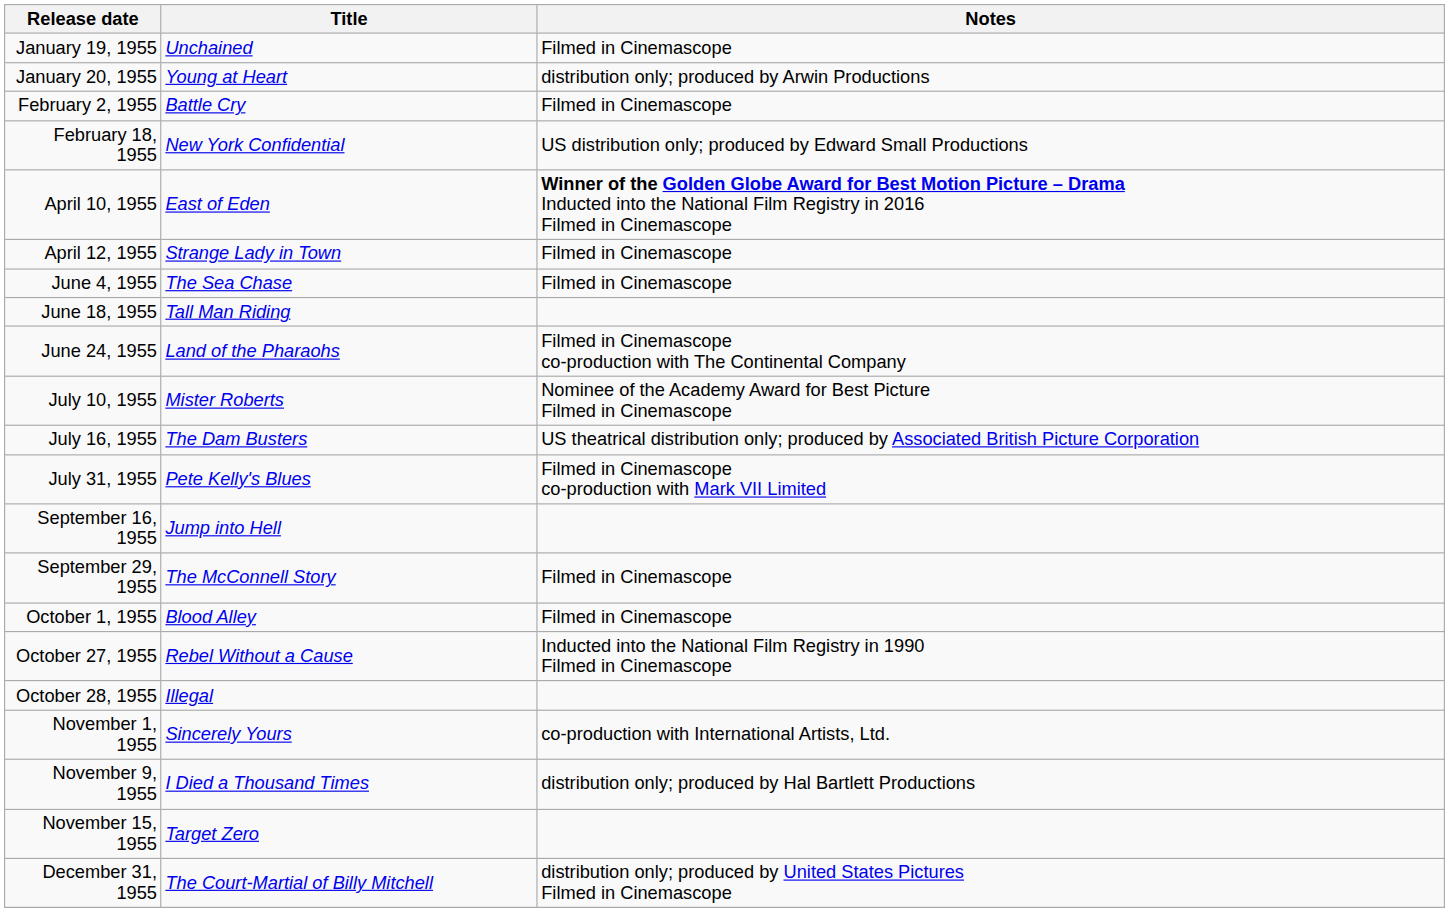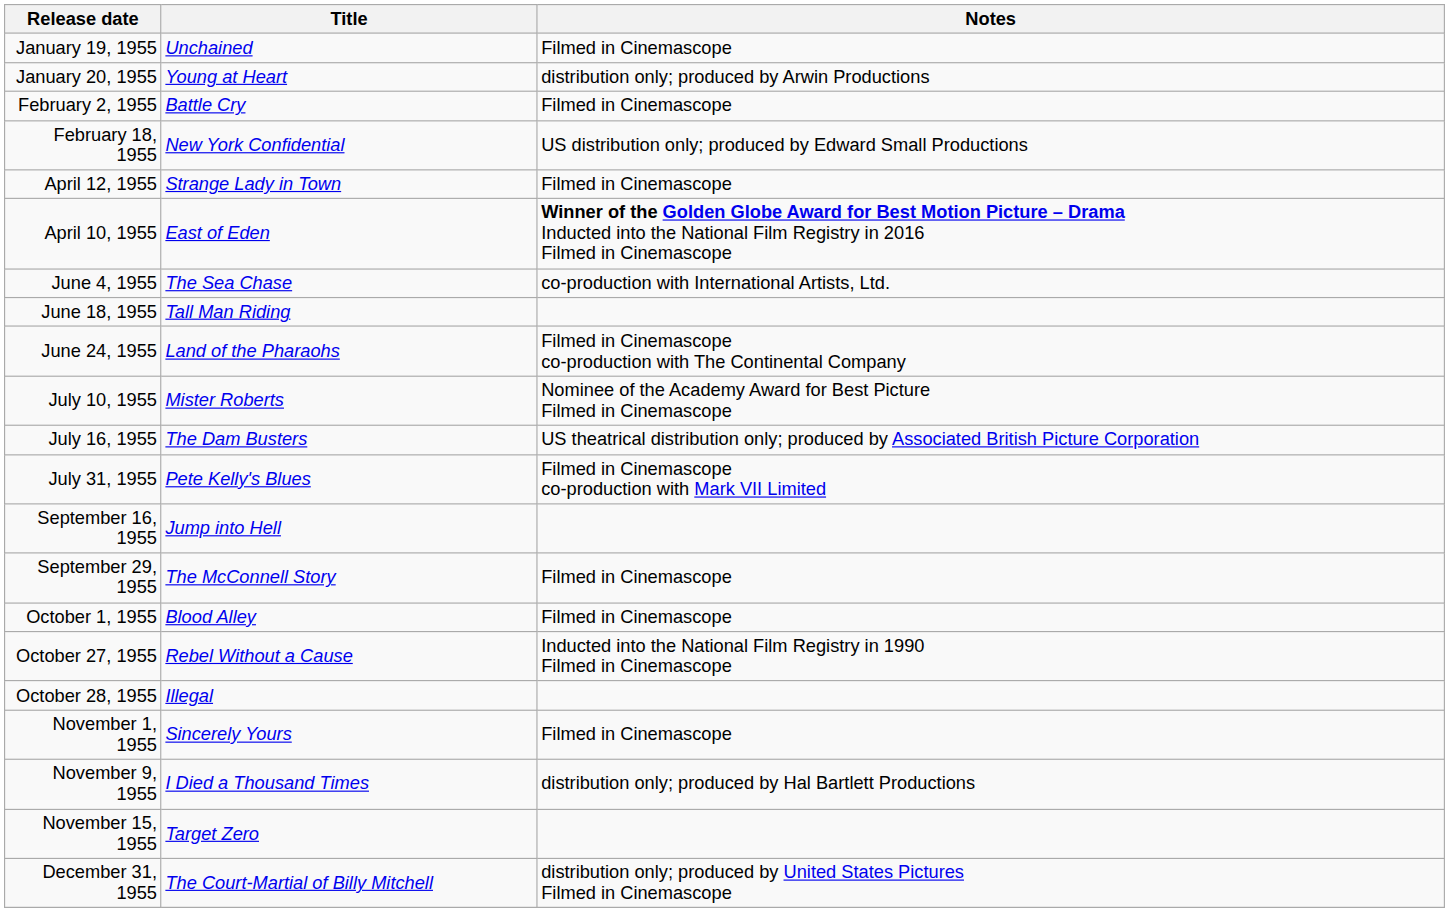rows swapped: (101, 204) <-> (101, 254)
(636, 283) Filmed in Cinemascope -> (716, 283) co-production with International Artists, Ltd.
(716, 734) co-production with International Artists, Ltd. -> (636, 734) Filmed in Cinemascope
